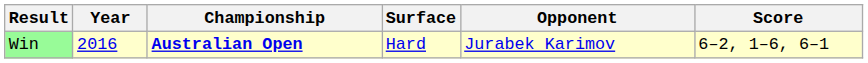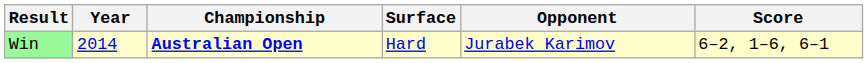(97, 44) 2016 -> (97, 44) 2014
